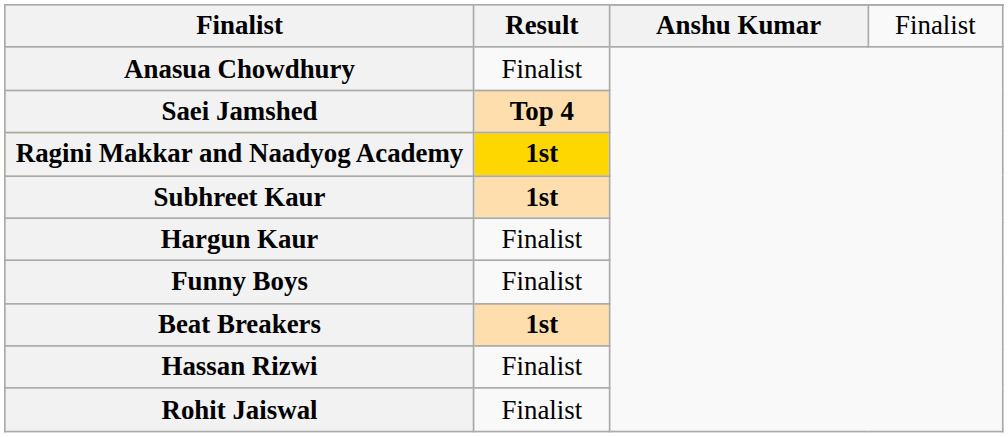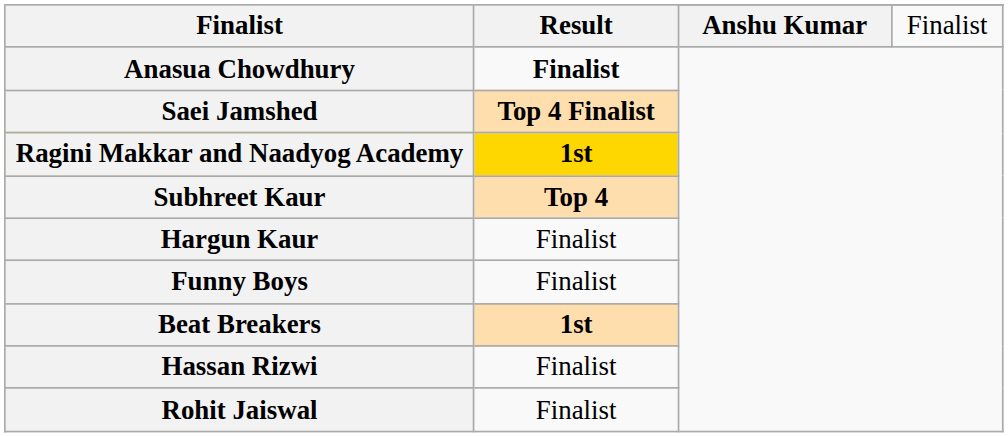(542, 68) normal -> (576, 68) bold
(542, 111) Top 4 -> (576, 111) Top 4 Finalist
(542, 196) 1st -> (576, 196) Top 4
